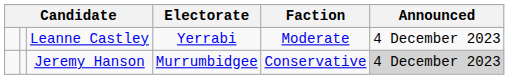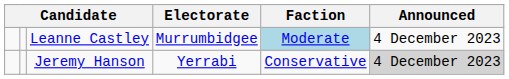(207, 39) Yerrabi -> (207, 39) Murrumbidgee
(316, 39) no background -> (316, 39) lightblue background
(207, 62) Murrumbidgee -> (207, 62) Yerrabi
